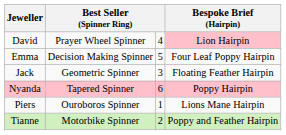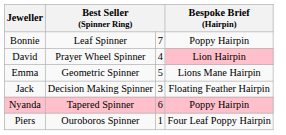+ row: (25, 40)
(100, 56) Decision Making Spinner -> (100, 72) Geometric Spinner
(223, 56) Four Leaf Poppy Hairpin -> (219, 72) Lions Mane Hairpin
(100, 72) Geometric Spinner -> (100, 89) Decision Making Spinner
(223, 105) Lions Mane Hairpin -> (219, 121) Four Leaf Poppy Hairpin
- row: (25, 121)
